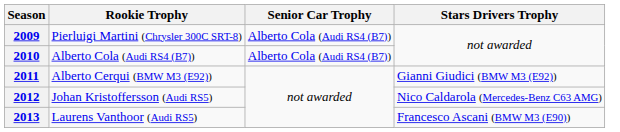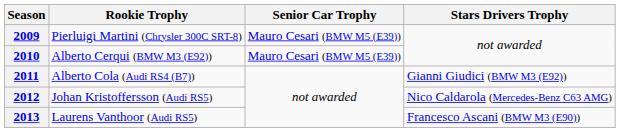(319, 35) Alberto Cola (Audi RS4 (B7)) -> (324, 35) Mauro Cesari (BMW M5 (E39))
(123, 55) Alberto Cola (Audi RS4 (B7)) -> (132, 55) Alberto Cerqui (BMW M3 (E92))
(319, 55) Alberto Cola (Audi RS4 (B7)) -> (324, 55) Mauro Cesari (BMW M5 (E39))
(132, 76) Alberto Cerqui (BMW M3 (E92)) -> (123, 76) Alberto Cola (Audi RS4 (B7))
